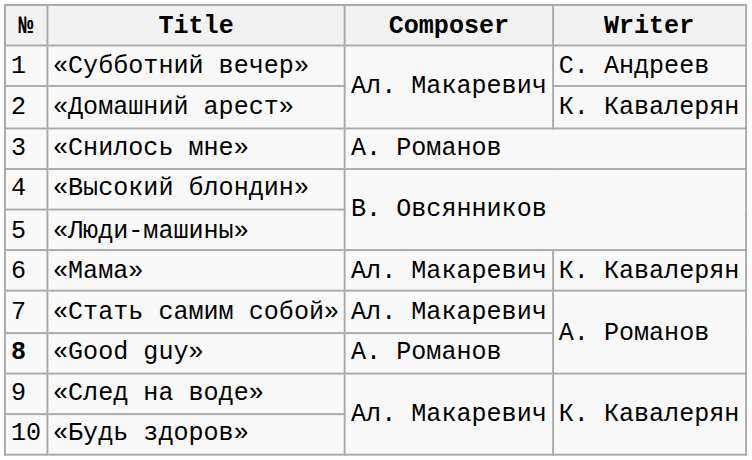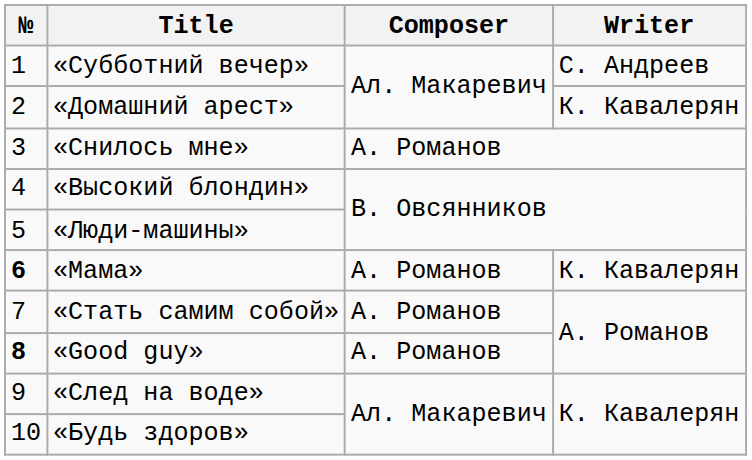(18, 271) normal -> (18, 271) bold
(449, 271) Ал. Макаревич -> (426, 271) А. Романов
(449, 312) Ал. Макаревич -> (426, 312) А. Романов
